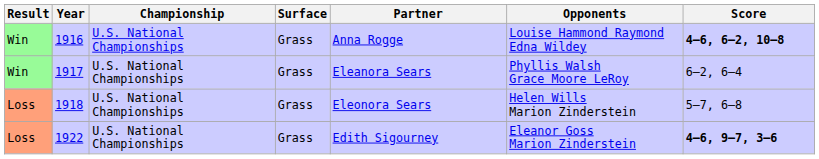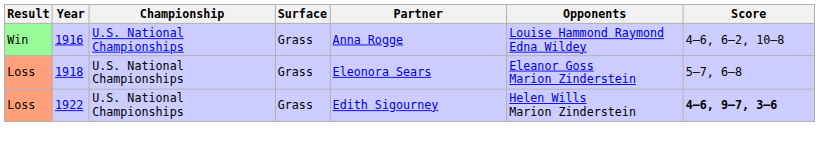(735, 40) bold -> (735, 40) normal
- row: (69, 72)
(573, 105) Helen Wills Marion Zinderstein -> (573, 72) Eleanor Goss Marion Zinderstein
(573, 138) Eleanor Goss Marion Zinderstein -> (573, 105) Helen Wills Marion Zinderstein
